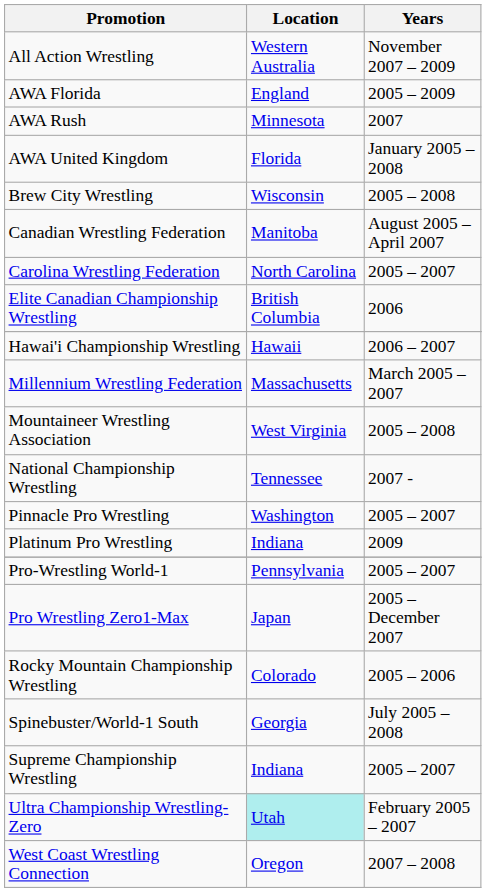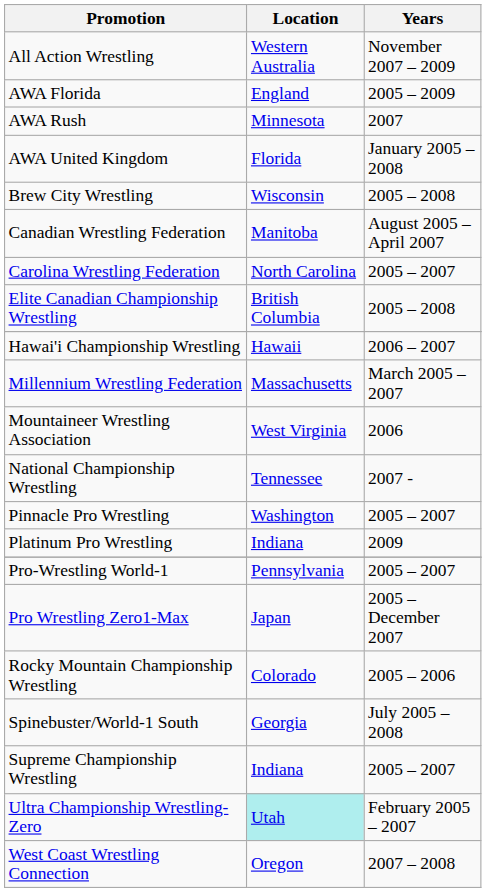(385, 308) 2006 -> (412, 308) 2005 – 2008
(412, 430) 2005 – 2008 -> (385, 430) 2006
